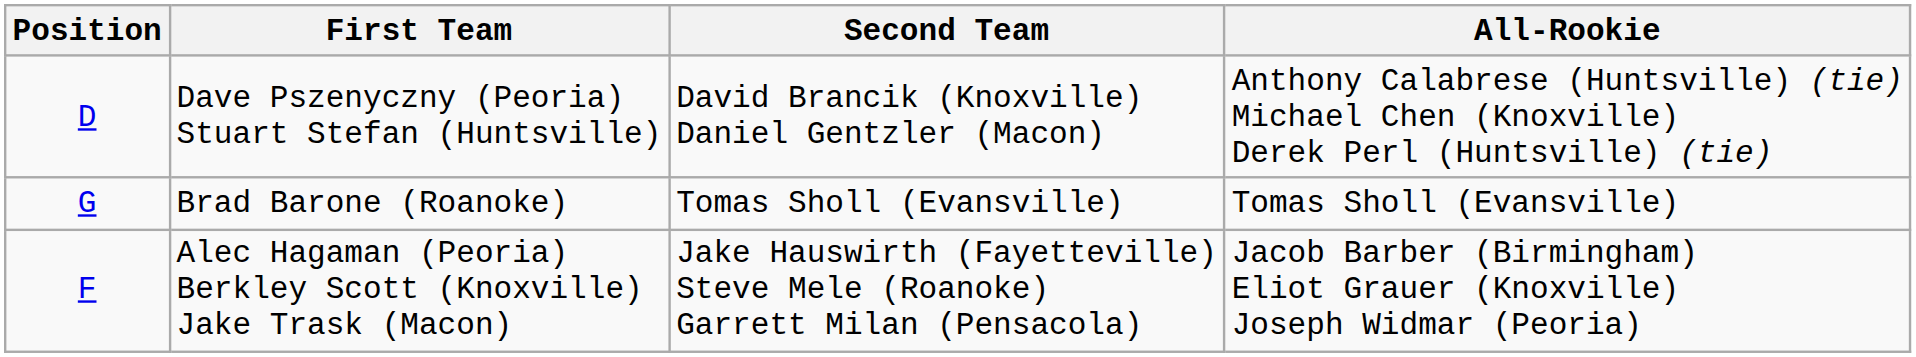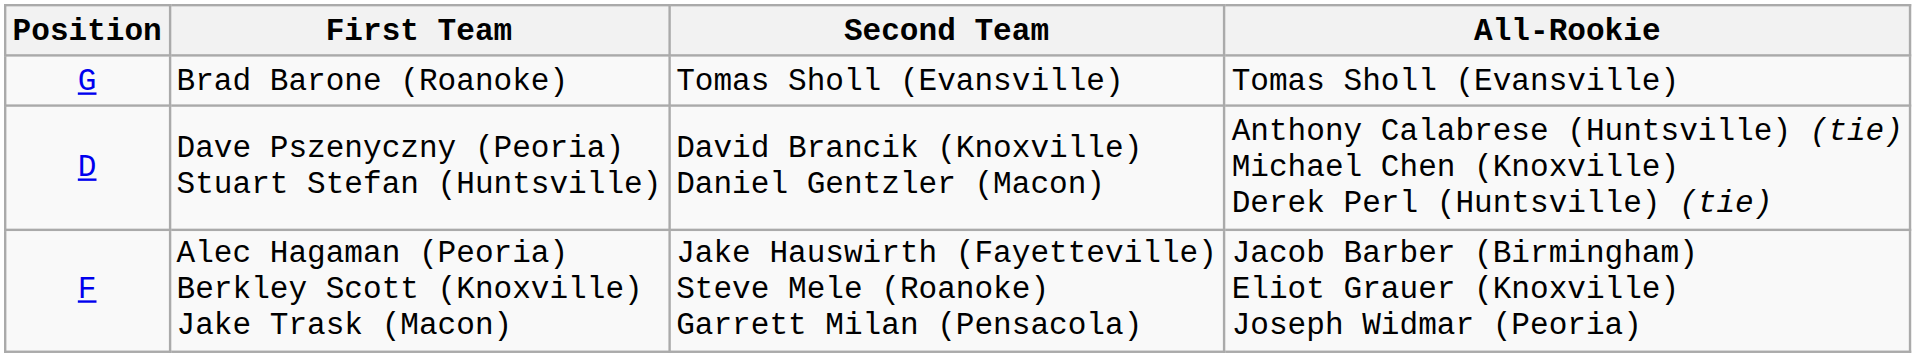rows swapped: (372, 203) <-> (419, 117)
